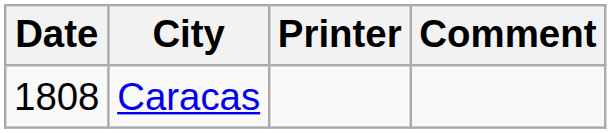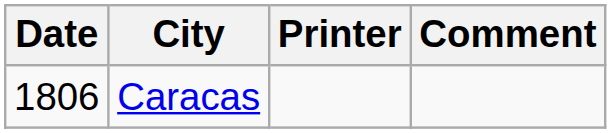(57, 95) 1808 -> (57, 95) 1806
